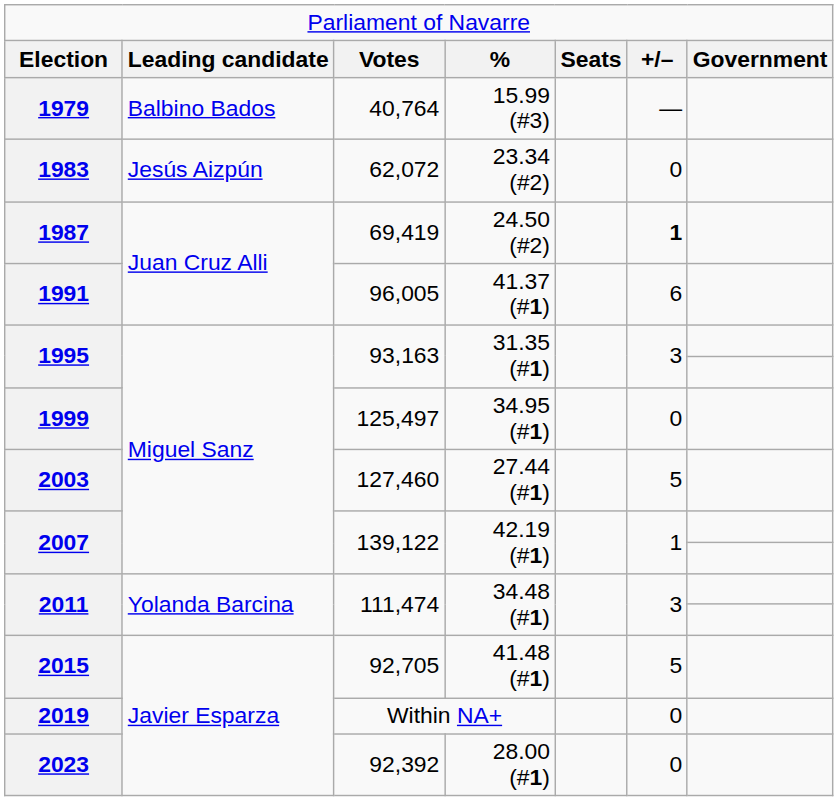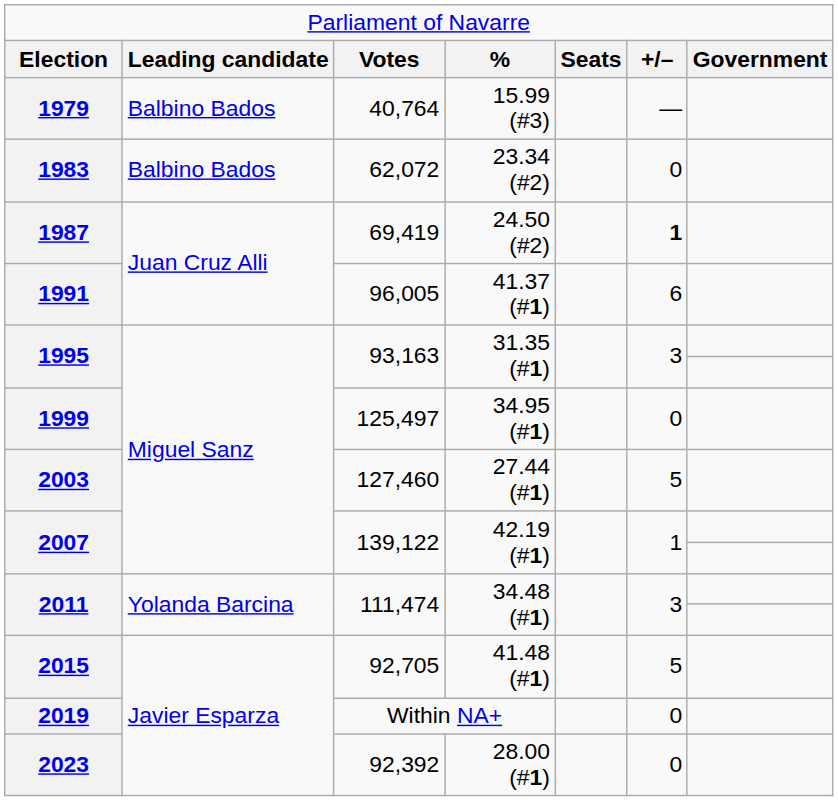(195, 170) Jesús Aizpún -> (202, 170) Balbino Bados
